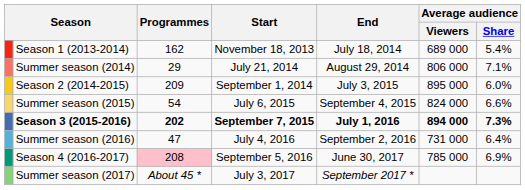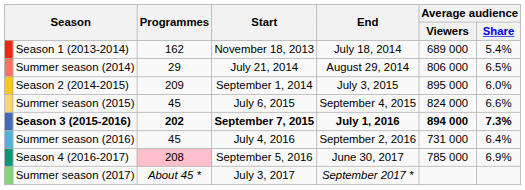(499, 67) 7.1% -> (499, 67) 6.5%
(174, 103) 54 -> (174, 103) 45
(174, 139) 47 -> (174, 139) 45
